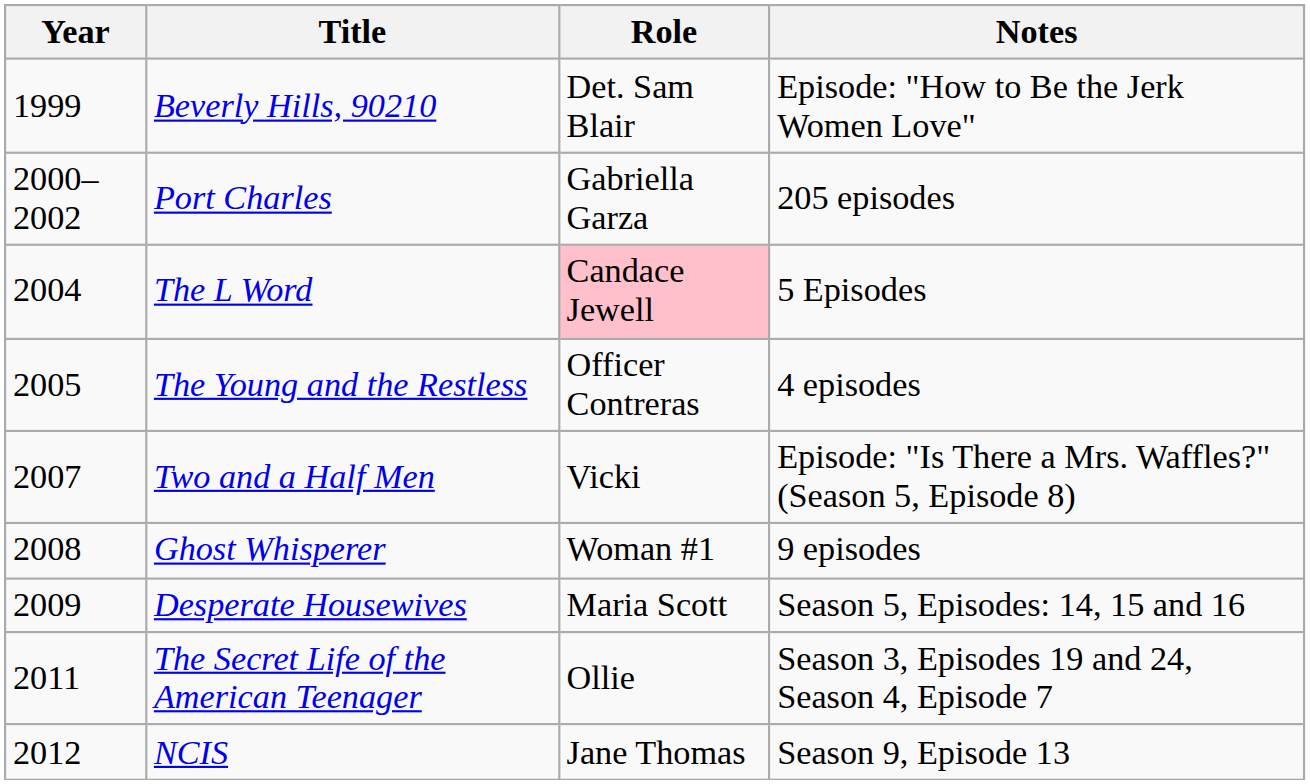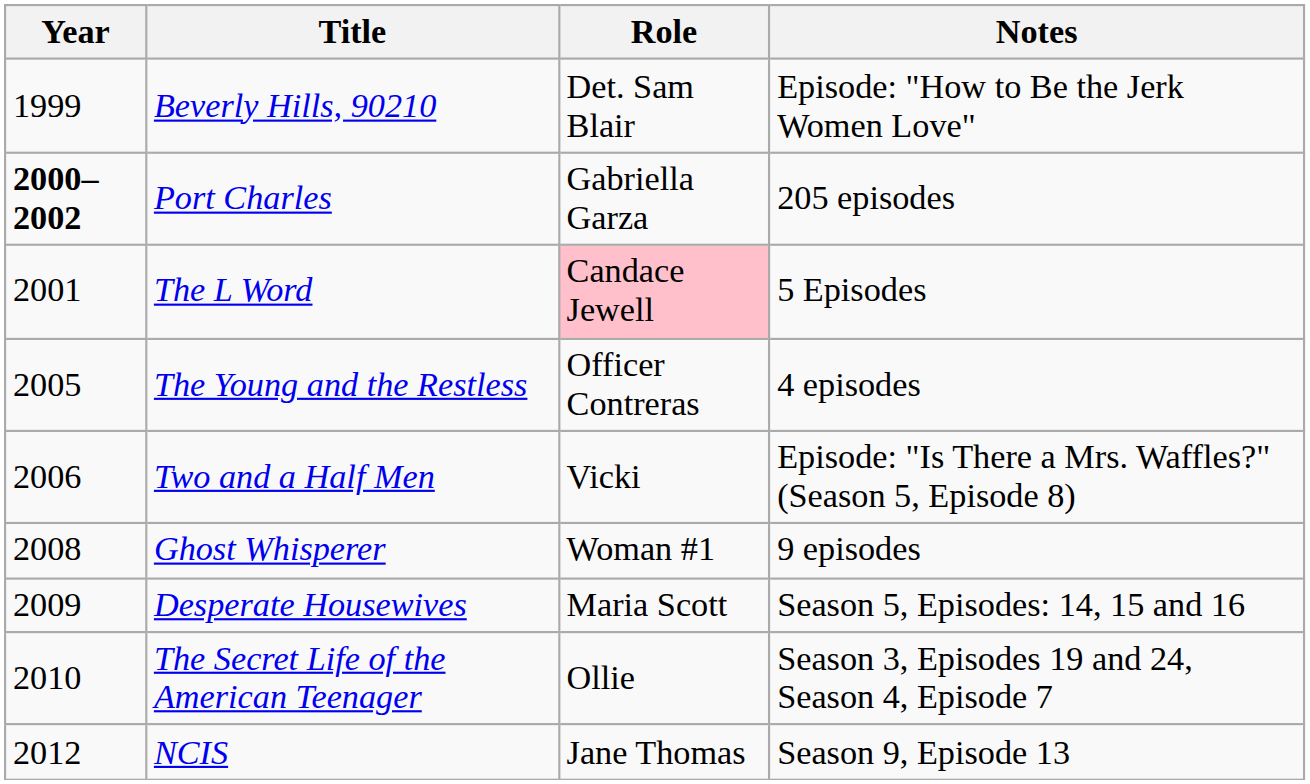(56, 198) normal -> (56, 198) bold
(47, 290) 2004 -> (47, 290) 2001
(47, 476) 2007 -> (47, 476) 2006
(47, 677) 2011 -> (47, 677) 2010
